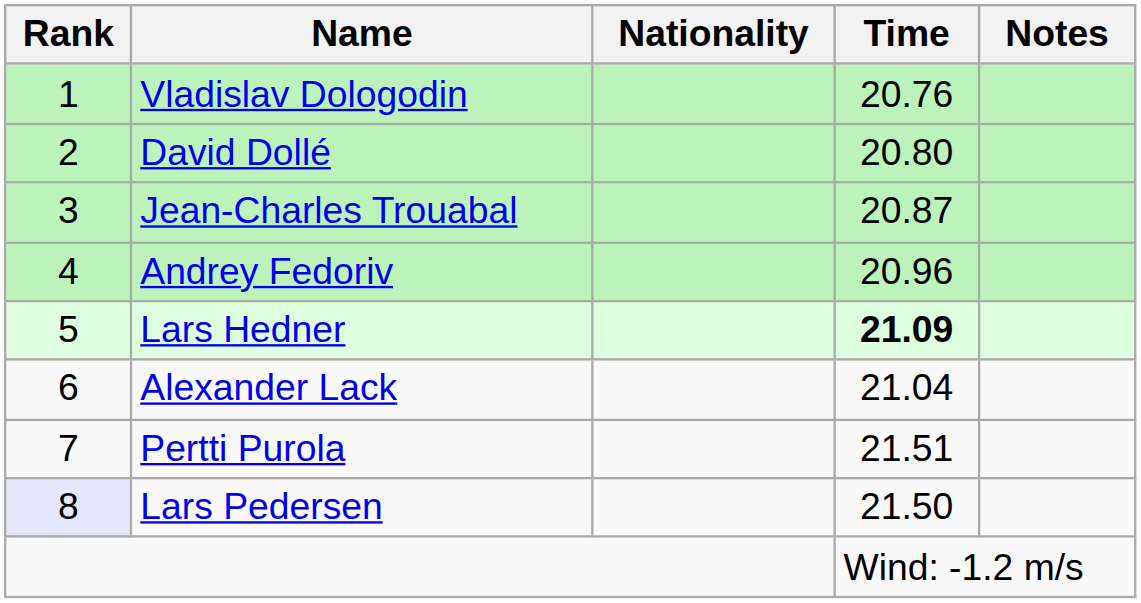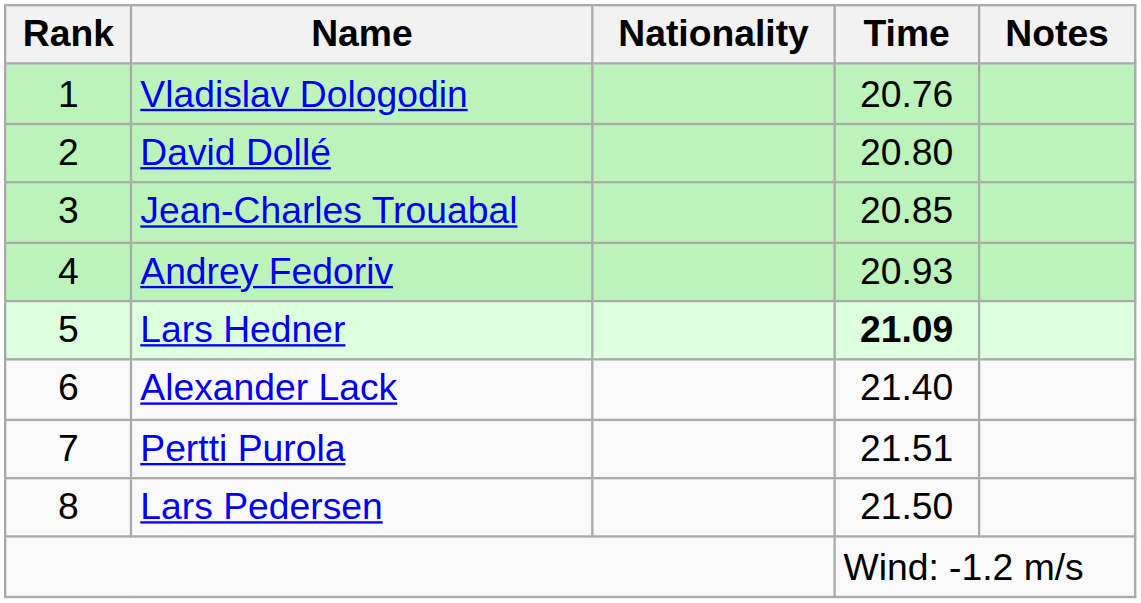(907, 211) 20.87 -> (907, 211) 20.85
(907, 270) 20.96 -> (907, 270) 20.93
(907, 388) 21.04 -> (907, 388) 21.40
(68, 507) lavender background -> (68, 507) no background
